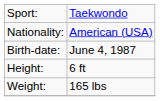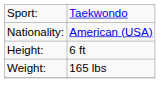- row: (34, 50)
